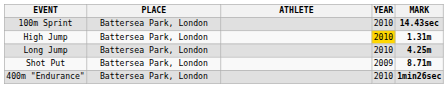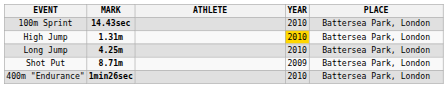columns swapped: (419, 11) <-> (154, 11)
